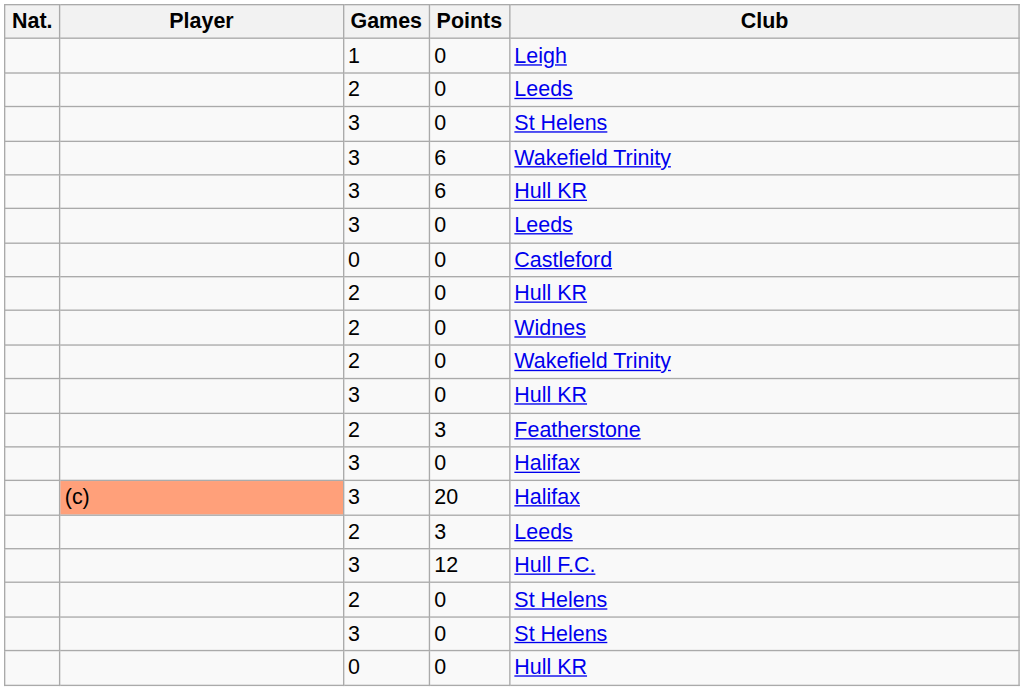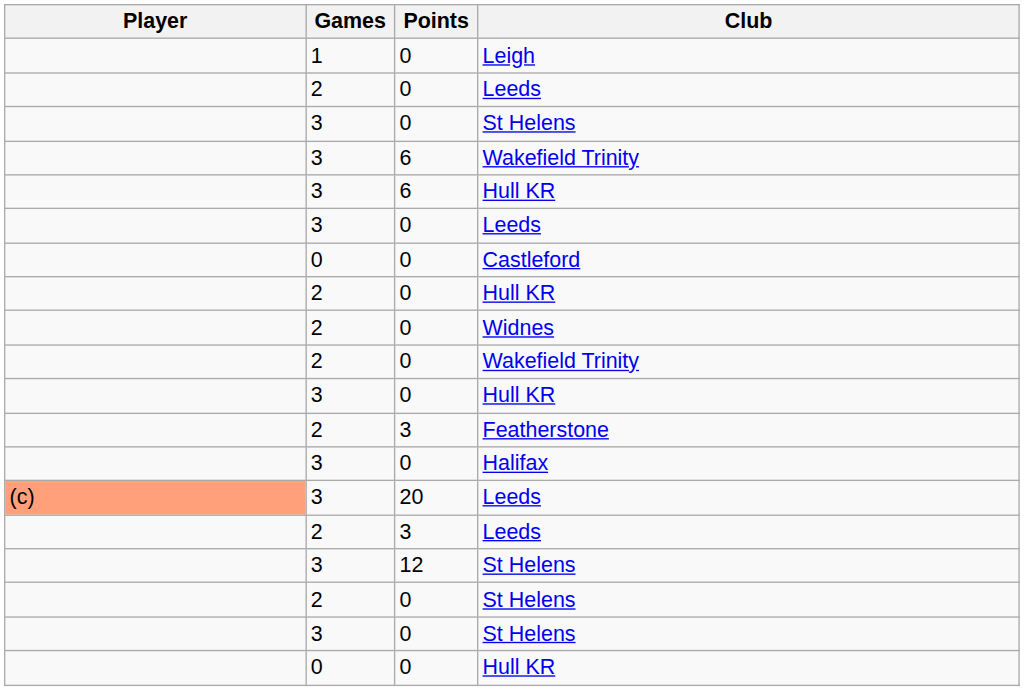- column: (32, 21)
(547, 497) Halifax -> (512, 497) Leeds
(555, 565) Hull F.C. -> (529, 565) St Helens
